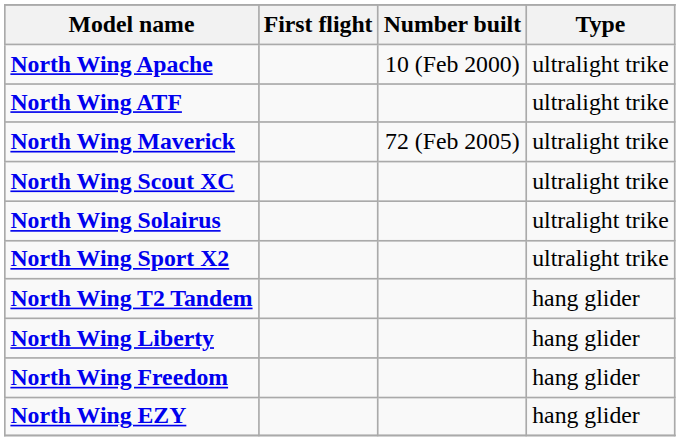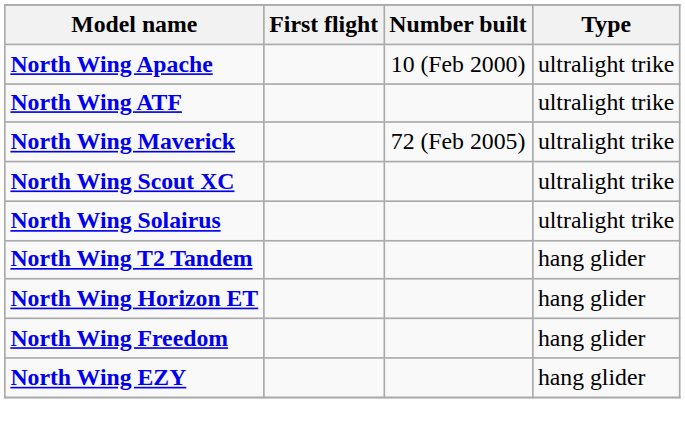- row: (120, 259)
- row: (112, 337)
+ row: (134, 298)
